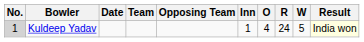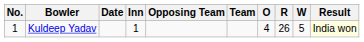columns swapped: (141, 12) <-> (248, 12)
(15, 28) lightgrey background -> (15, 28) no background
(284, 28) 24 -> (284, 28) 26
